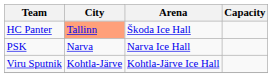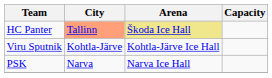(159, 30) no background -> (159, 30) khaki background
rows swapped: (17, 47) <-> (34, 64)
